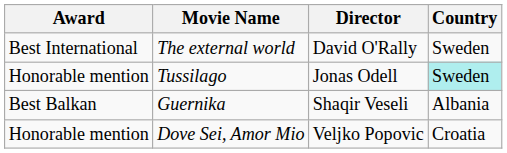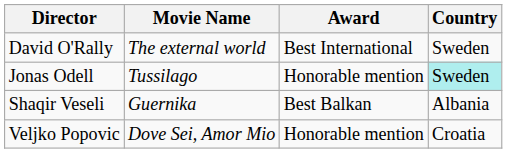columns swapped: (79, 18) <-> (368, 18)
